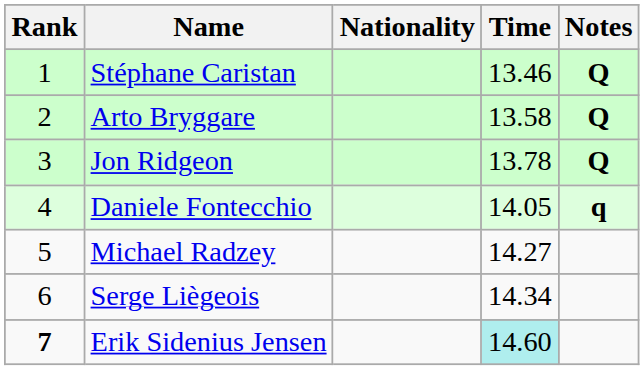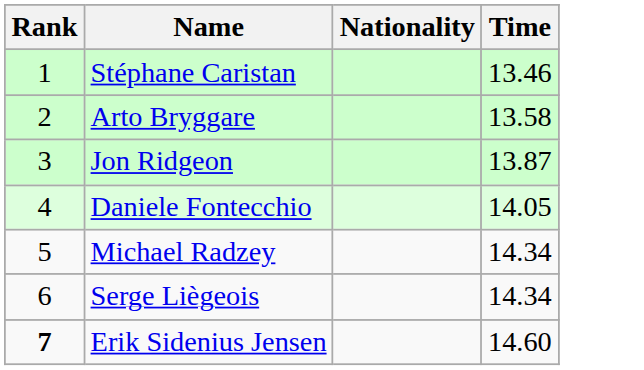- column: (599, 26)
(520, 161) 13.78 -> (520, 161) 13.87
(520, 251) 14.27 -> (520, 251) 14.34
(520, 341) paleturquoise background -> (520, 341) no background
